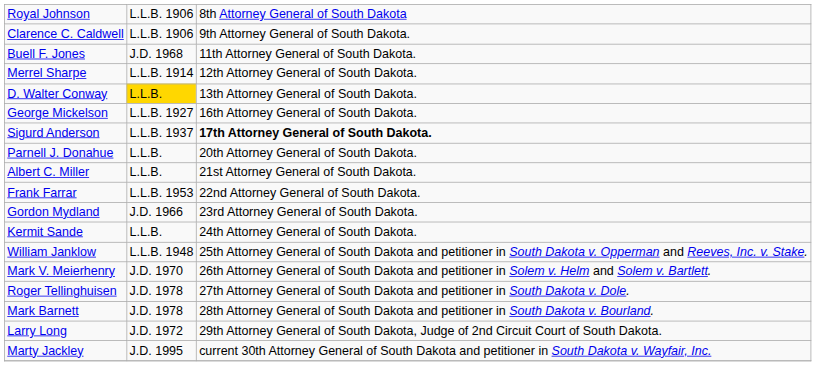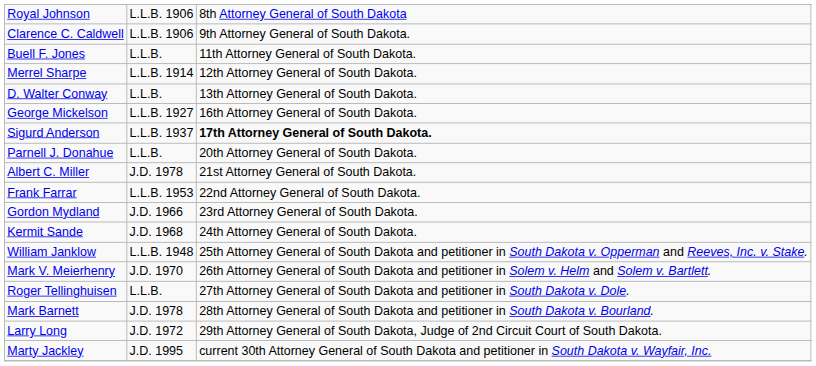(156, 53) J.D. 1968 -> (146, 53) L.L.B.
(146, 93) gold background -> (146, 93) no background
(146, 172) L.L.B. -> (156, 172) J.D. 1978
(146, 232) L.L.B. -> (156, 232) J.D. 1968
(156, 291) J.D. 1978 -> (146, 291) L.L.B.
